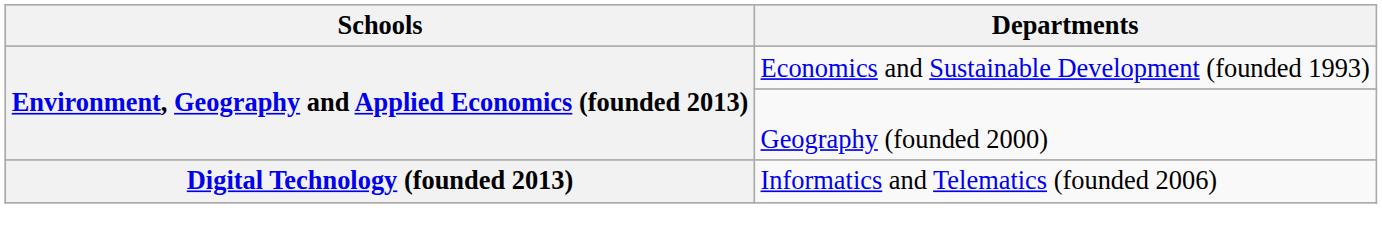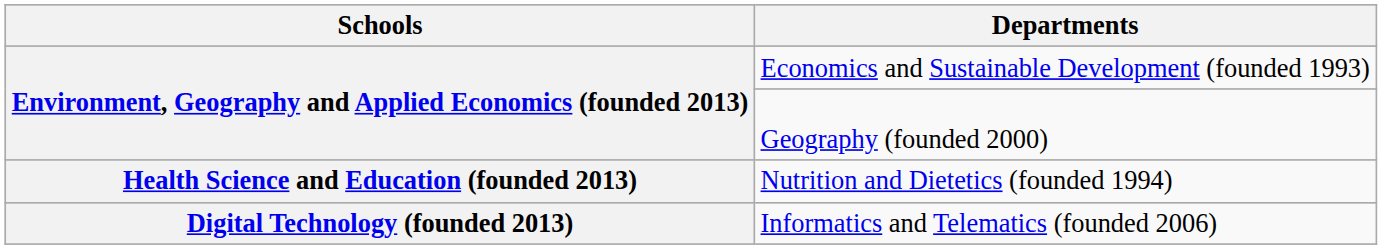+ row: (967, 180)
